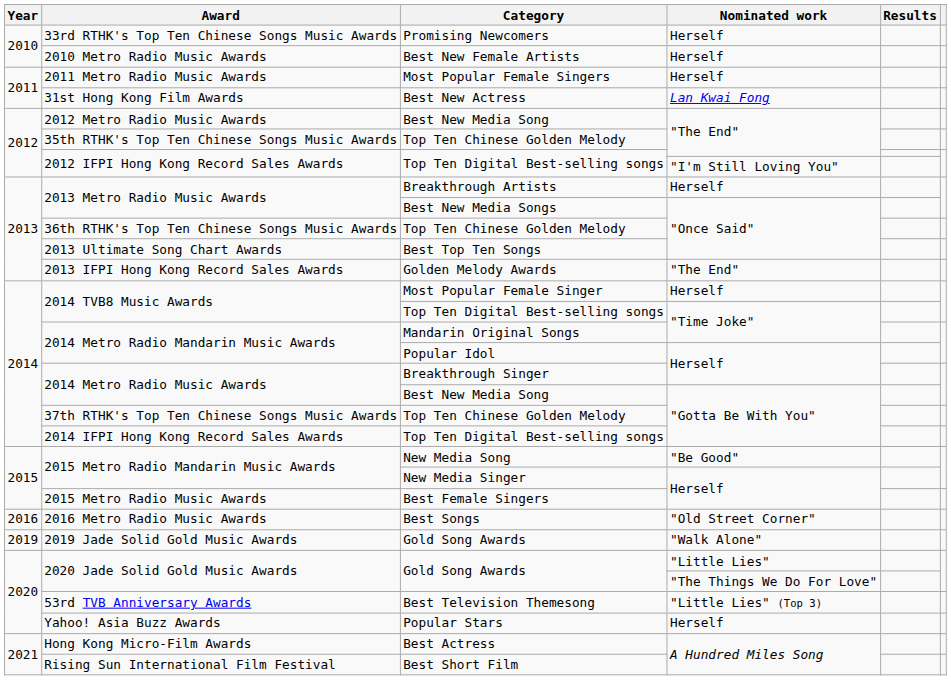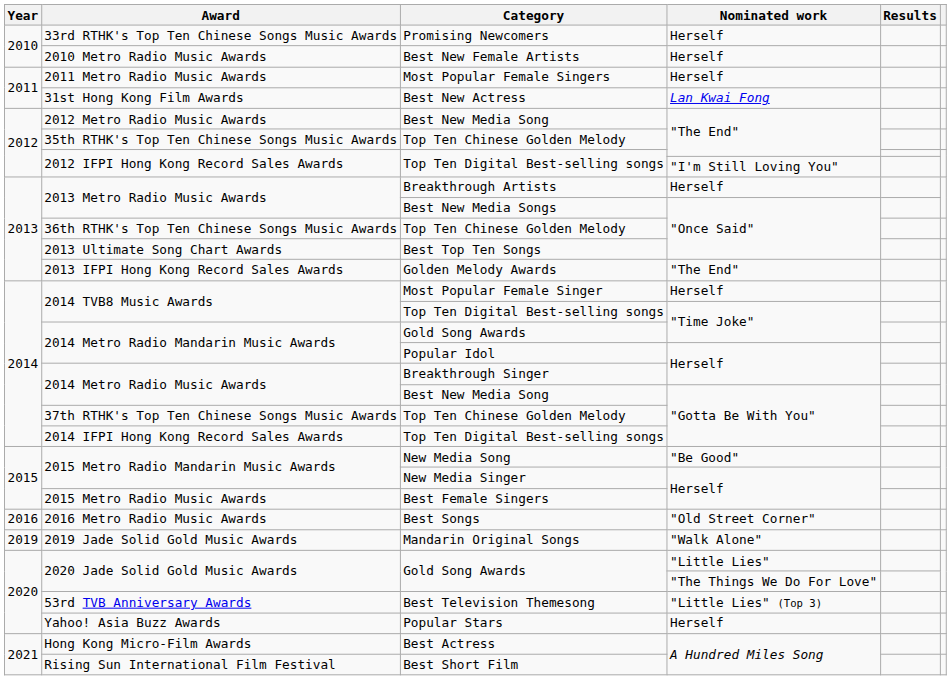(491, 332) Mandarin Original Songs -> (465, 332) Gold Song Awards
(465, 540) Gold Song Awards -> (491, 540) Mandarin Original Songs
